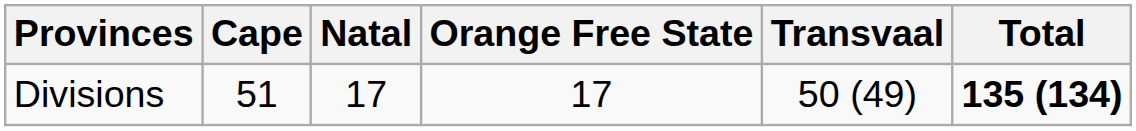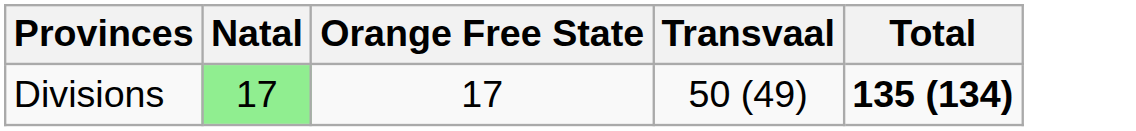- column: (257, 34)
(366, 93) no background -> (257, 93) lightgreen background
